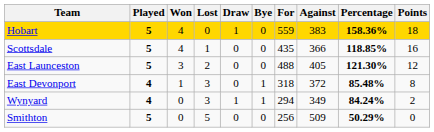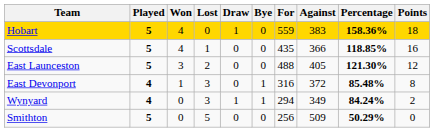(286, 83) 318 -> (286, 83) 316
